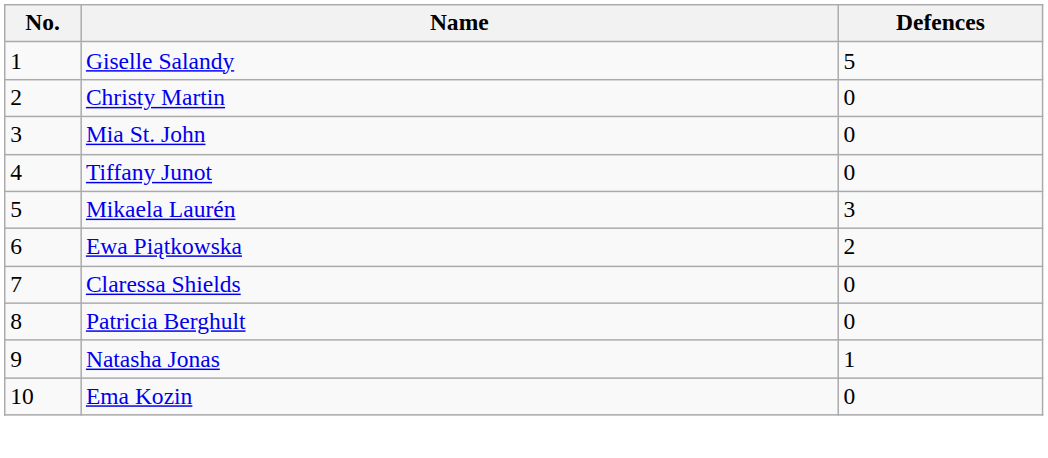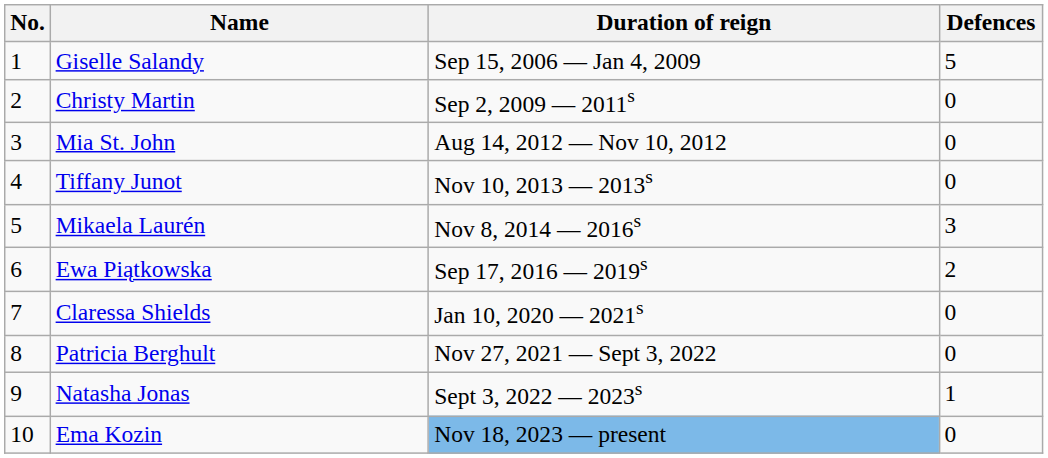+ column: (684, 23)
